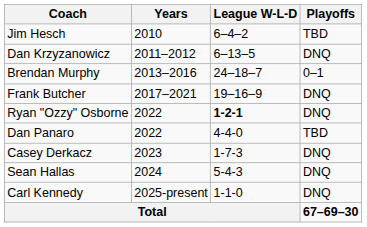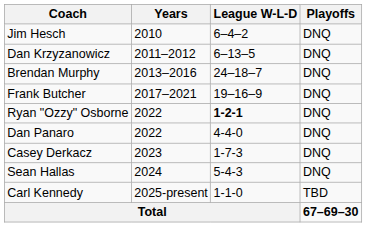(315, 34) TBD -> (317, 34) DNQ
(313, 73) 0–1 -> (317, 73) DNQ
(315, 133) TBD -> (317, 133) DNQ
(317, 192) DNQ -> (315, 192) TBD
